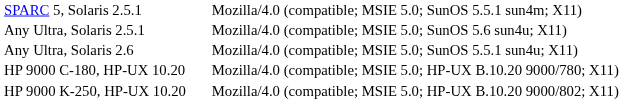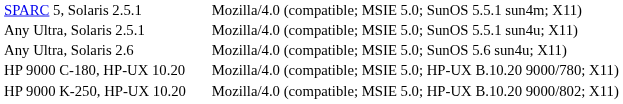(389, 30) Mozilla/4.0 (compatible; MSIE 5.0; SunOS 5.6 sun4u; X11) -> (395, 30) Mozilla/4.0 (compatible; MSIE 5.0; SunOS 5.5.1 sun4u; X11)
(395, 50) Mozilla/4.0 (compatible; MSIE 5.0; SunOS 5.5.1 sun4u; X11) -> (389, 50) Mozilla/4.0 (compatible; MSIE 5.0; SunOS 5.6 sun4u; X11)
